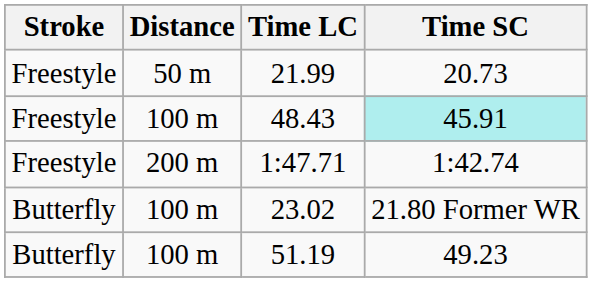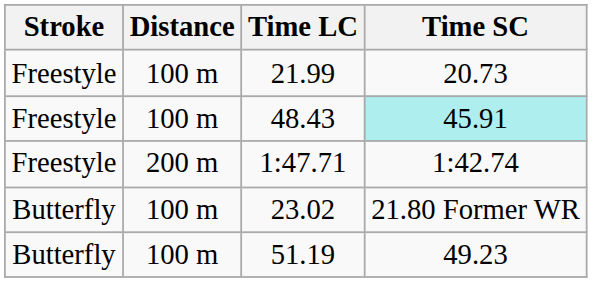(182, 72) 50 m -> (182, 72) 100 m
